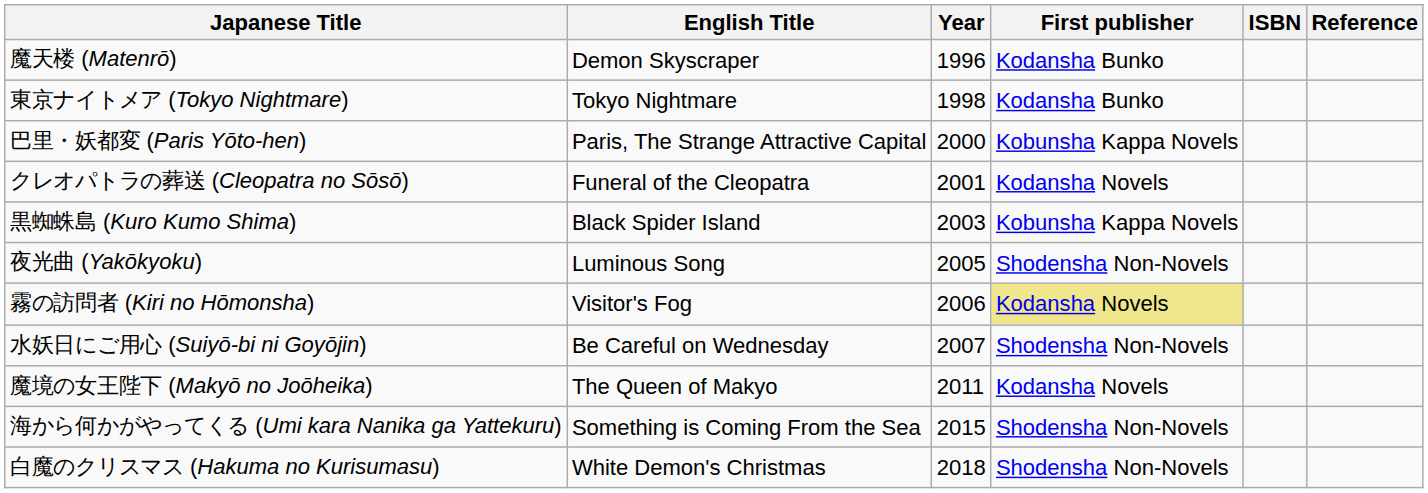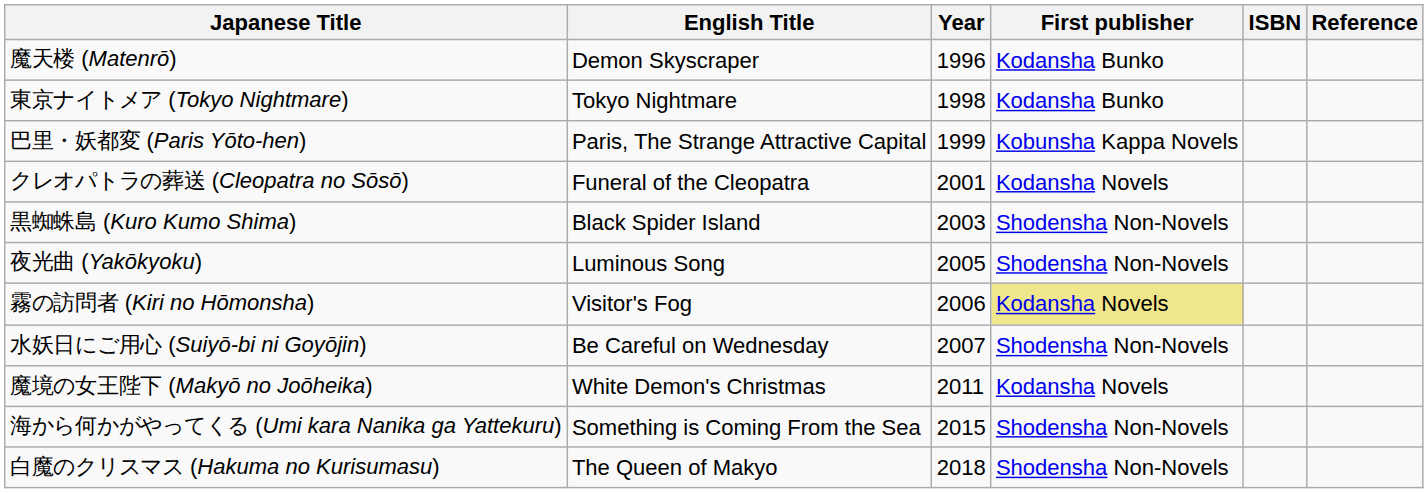(961, 142) 2000 -> (961, 142) 1999
(1117, 223) Kobunsha Kappa Novels -> (1112, 223) Shodensha Non-Novels
(675, 386) The Queen of Makyo -> (699, 386) White Demon's Christmas
(699, 467) White Demon's Christmas -> (675, 467) The Queen of Makyo
